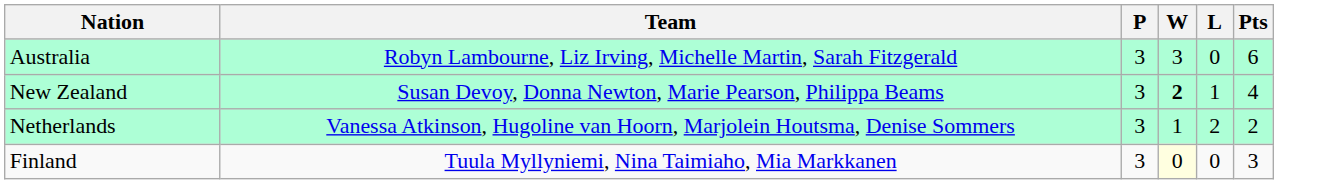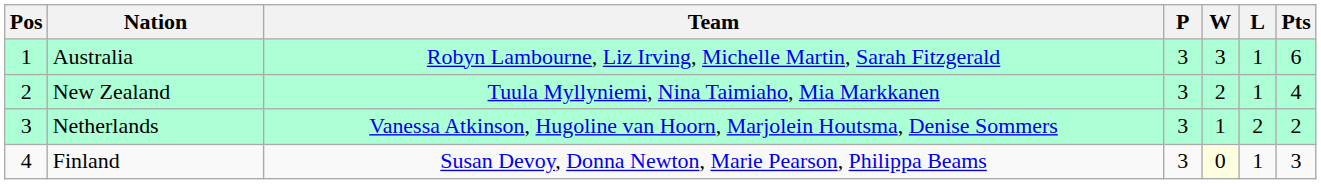+ column: (26, 21)
(1215, 56) 0 -> (1258, 56) 1
(671, 91) Susan Devoy, Donna Newton, Marie Pearson, Philippa Beams -> (714, 91) Tuula Myllyniemi, Nina Taimiaho, Mia Markkanen
(1177, 91) bold -> (1220, 91) normal
(671, 160) Tuula Myllyniemi, Nina Taimiaho, Mia Markkanen -> (714, 160) Susan Devoy, Donna Newton, Marie Pearson, Philippa Beams
(1215, 160) 0 -> (1258, 160) 1
